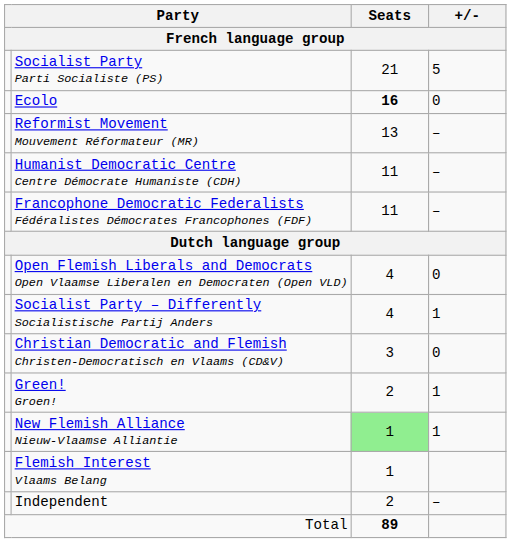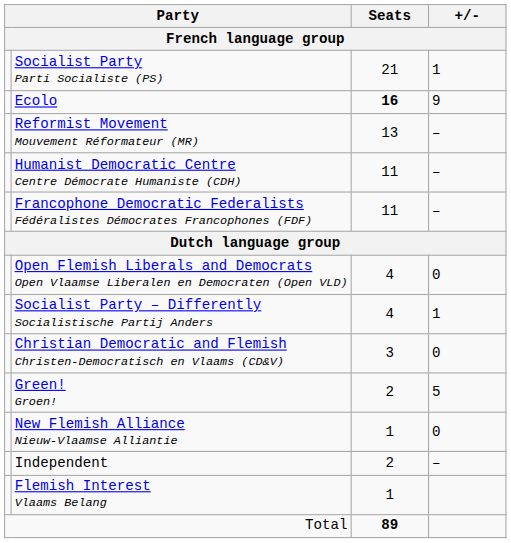(436, 70) 5 -> (436, 70) 1
(436, 102) 0 -> (436, 102) 9
(436, 393) 1 -> (436, 393) 5
(390, 432) lightgreen background -> (390, 432) no background
(436, 432) 1 -> (436, 432) 0
rows swapped: (83, 471) <-> (61, 503)
